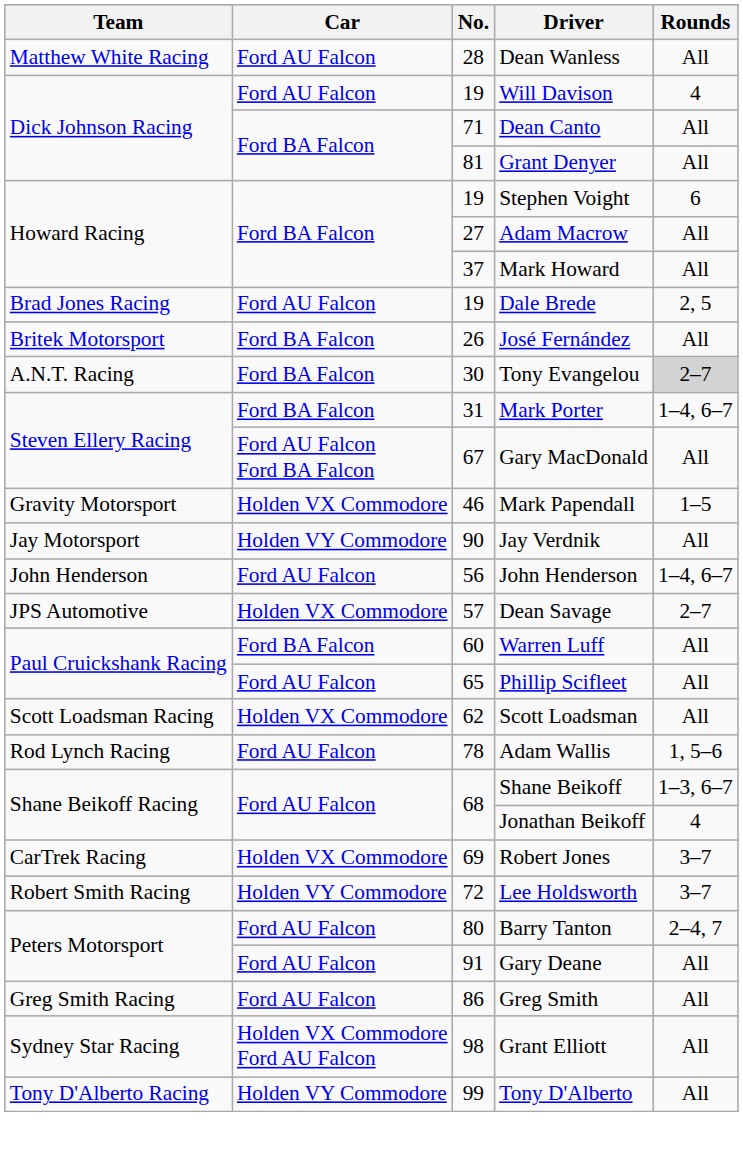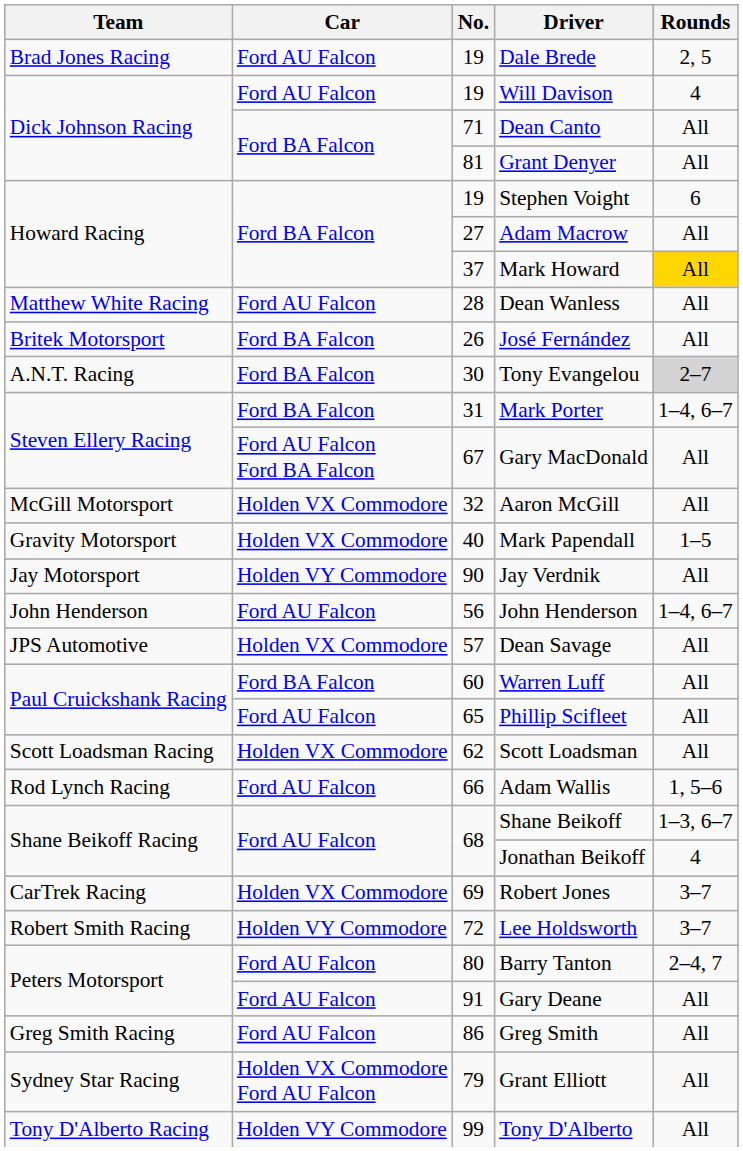rows swapped: (547, 303) <-> (559, 56)
(695, 268) no background -> (695, 268) gold background
+ row: (559, 504)
(473, 504) 46 -> (473, 540) 40
(695, 610) 2–7 -> (695, 645) All
(473, 751) 78 -> (473, 786) 66
(473, 1045) 98 -> (473, 1080) 79
